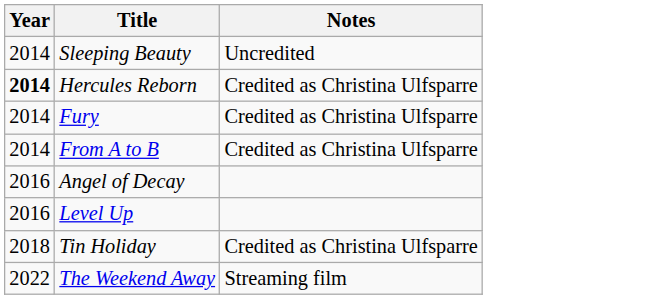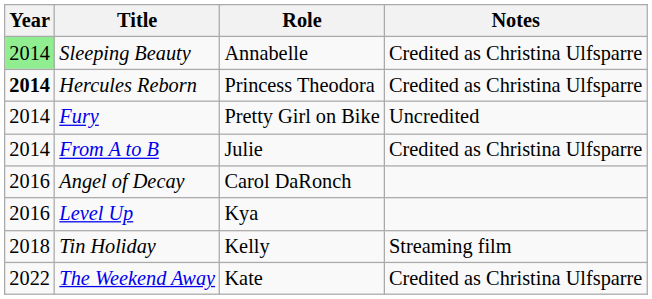+ column: (302, 20)
(30, 52) no background -> (30, 52) lightgreen background
(270, 52) Uncredited -> (516, 52) Credited as Christina Ulfsparre
(351, 117) Credited as Christina Ulfsparre -> (434, 117) Uncredited
(351, 246) Credited as Christina Ulfsparre -> (450, 246) Streaming film
(286, 278) Streaming film -> (516, 278) Credited as Christina Ulfsparre
